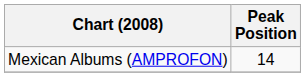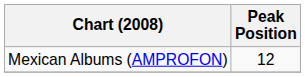(266, 59) 14 -> (266, 59) 12
